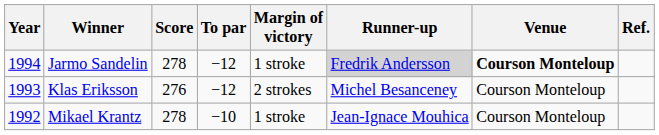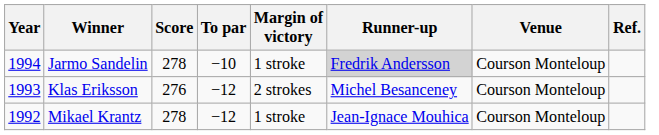(224, 63) −12 -> (224, 63) −10
(545, 63) bold -> (541, 63) normal
(224, 116) −10 -> (224, 116) −12
